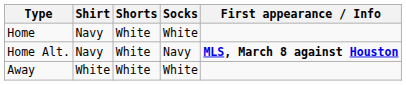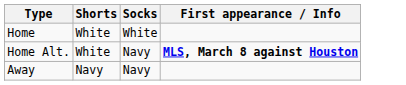- column: (93, 14)
(133, 70) White -> (89, 70) Navy
(180, 70) White -> (137, 70) Navy
